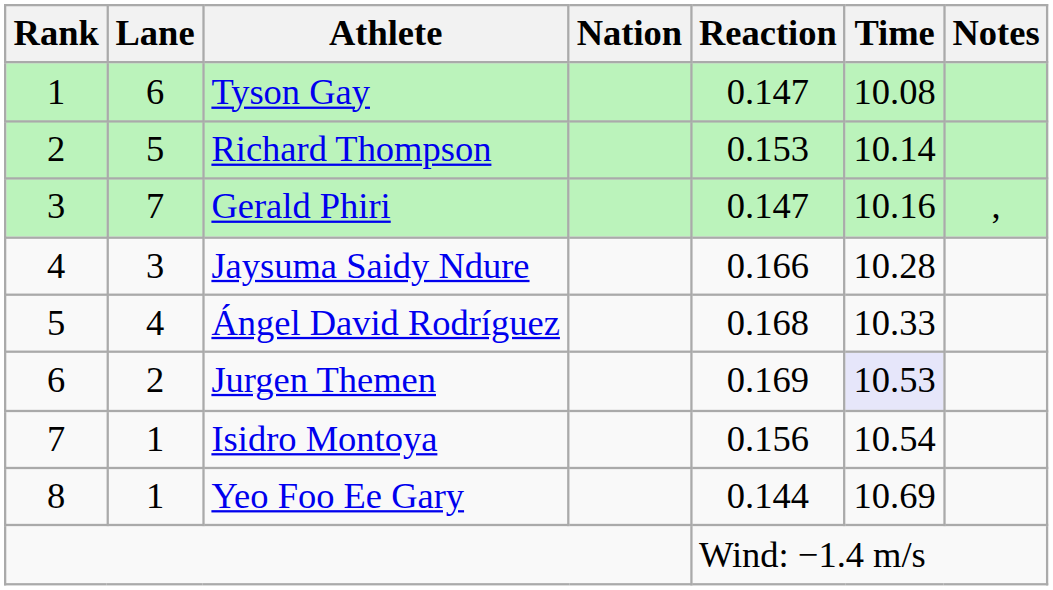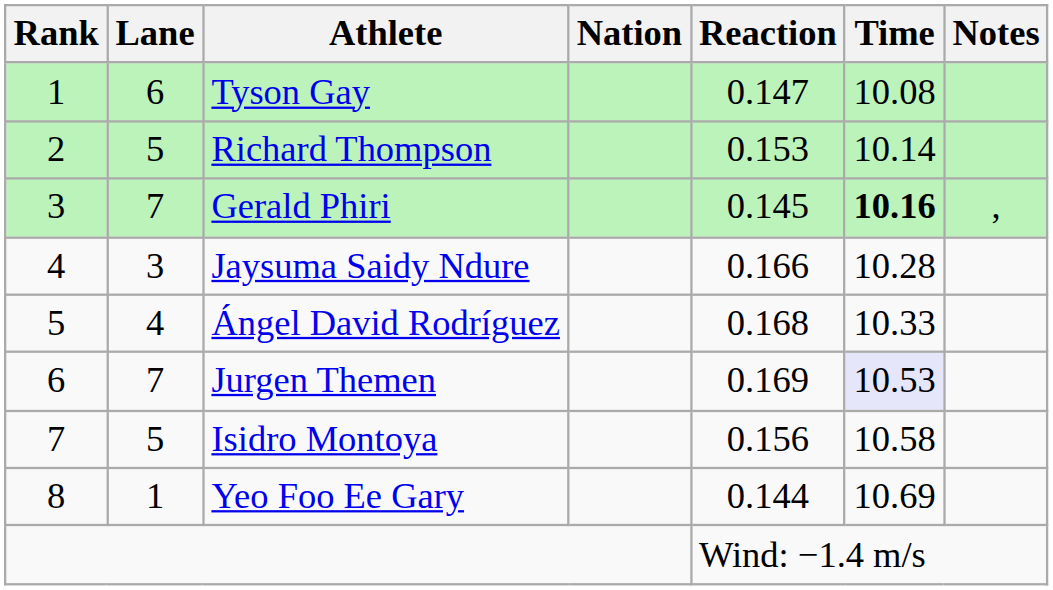(768, 206) 0.147 -> (768, 206) 0.145
(895, 206) normal -> (895, 206) bold
(155, 380) 2 -> (155, 380) 7
(155, 438) 1 -> (155, 438) 5
(895, 438) 10.54 -> (895, 438) 10.58
